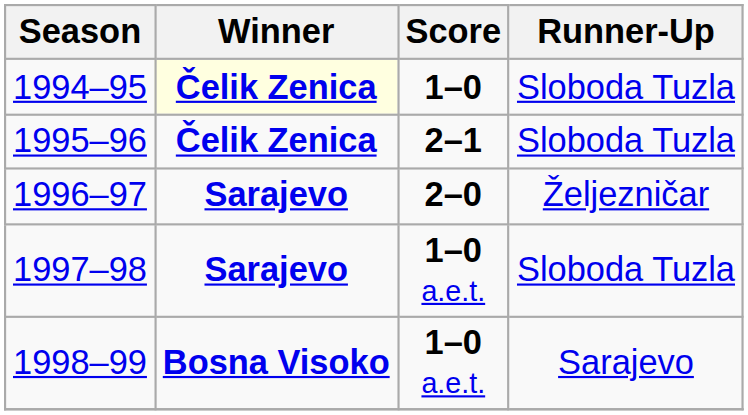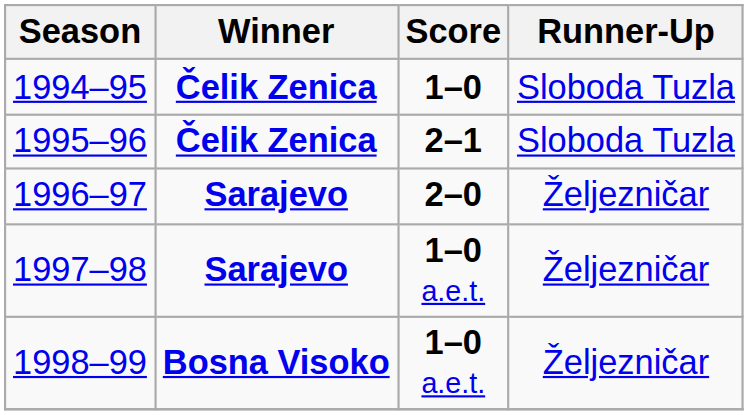(276, 86) lightyellow background -> (276, 86) no background
(626, 269) Sloboda Tuzla -> (626, 269) Željezničar
(626, 362) Sarajevo -> (626, 362) Željezničar
